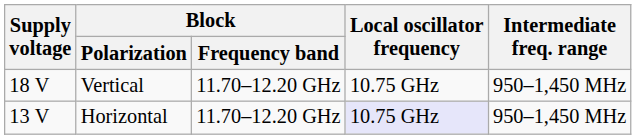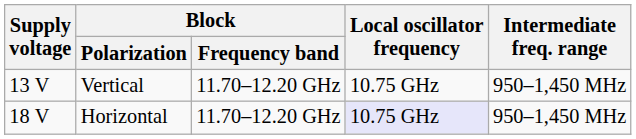(29, 85) 18 V -> (29, 85) 13 V
(29, 117) 13 V -> (29, 117) 18 V
